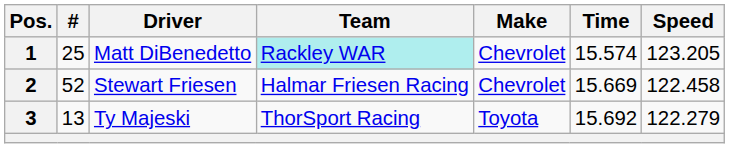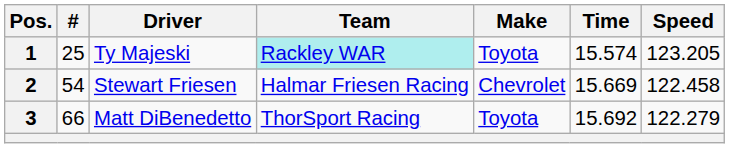(173, 53) Matt DiBenedetto -> (142, 53) Ty Majeski
(522, 53) Chevrolet -> (508, 53) Toyota
(73, 85) 52 -> (73, 85) 54
(73, 118) 13 -> (73, 118) 66
(142, 118) Ty Majeski -> (173, 118) Matt DiBenedetto
